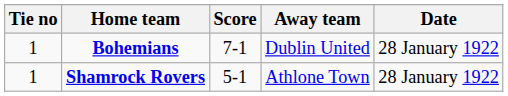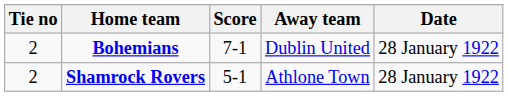(33, 47) 1 -> (33, 47) 2
(33, 76) 1 -> (33, 76) 2
